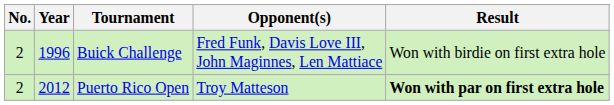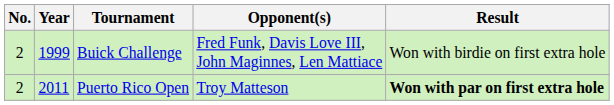(54, 52) 1996 -> (54, 52) 1999
(54, 87) 2012 -> (54, 87) 2011
